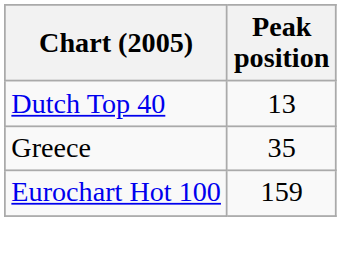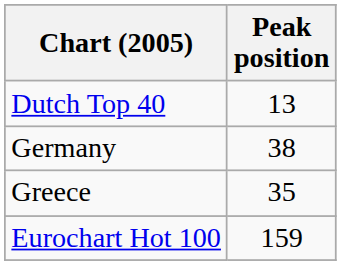+ row: (64, 147)
